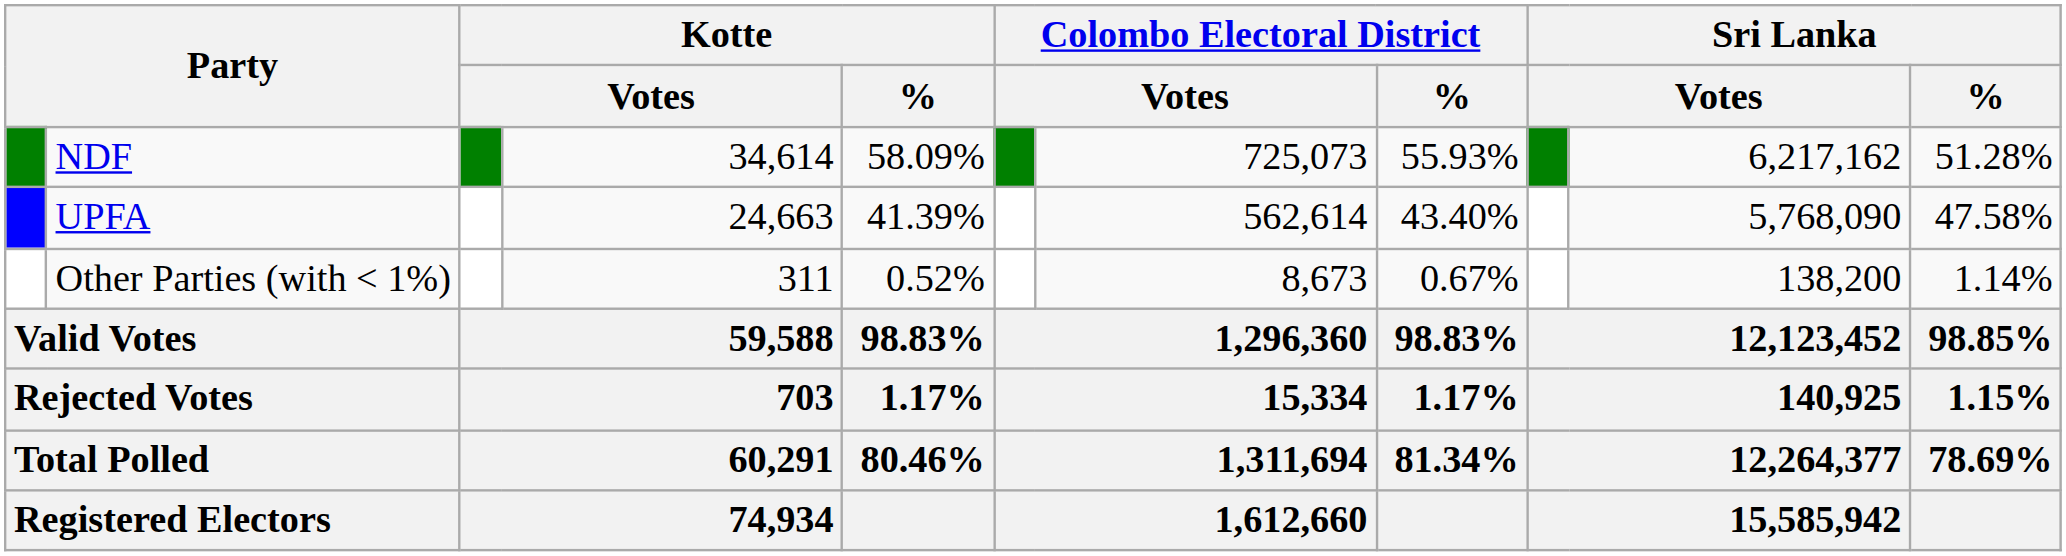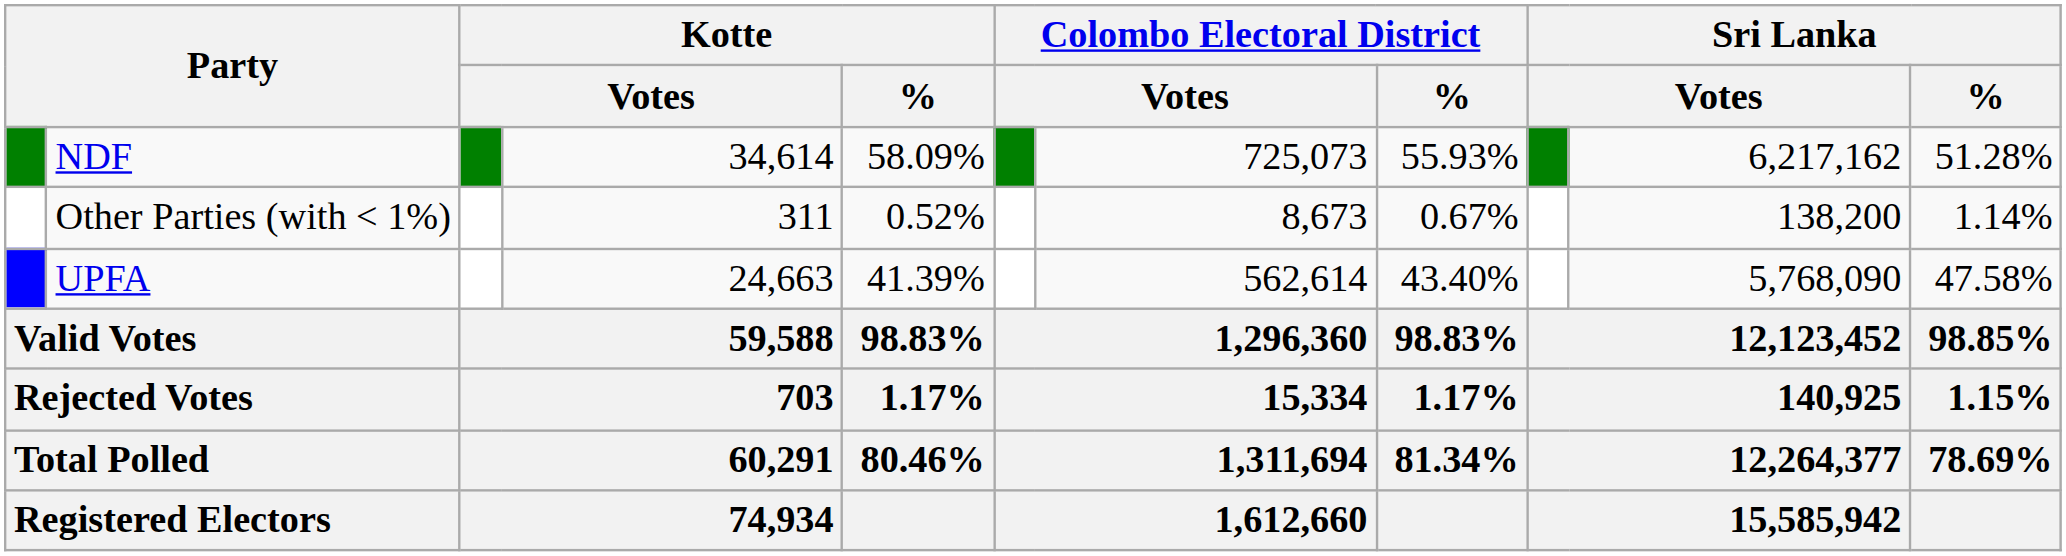rows swapped: (103, 216) <-> (253, 277)
